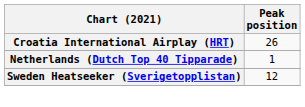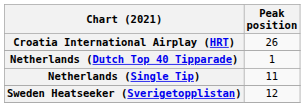+ row: (124, 77)
